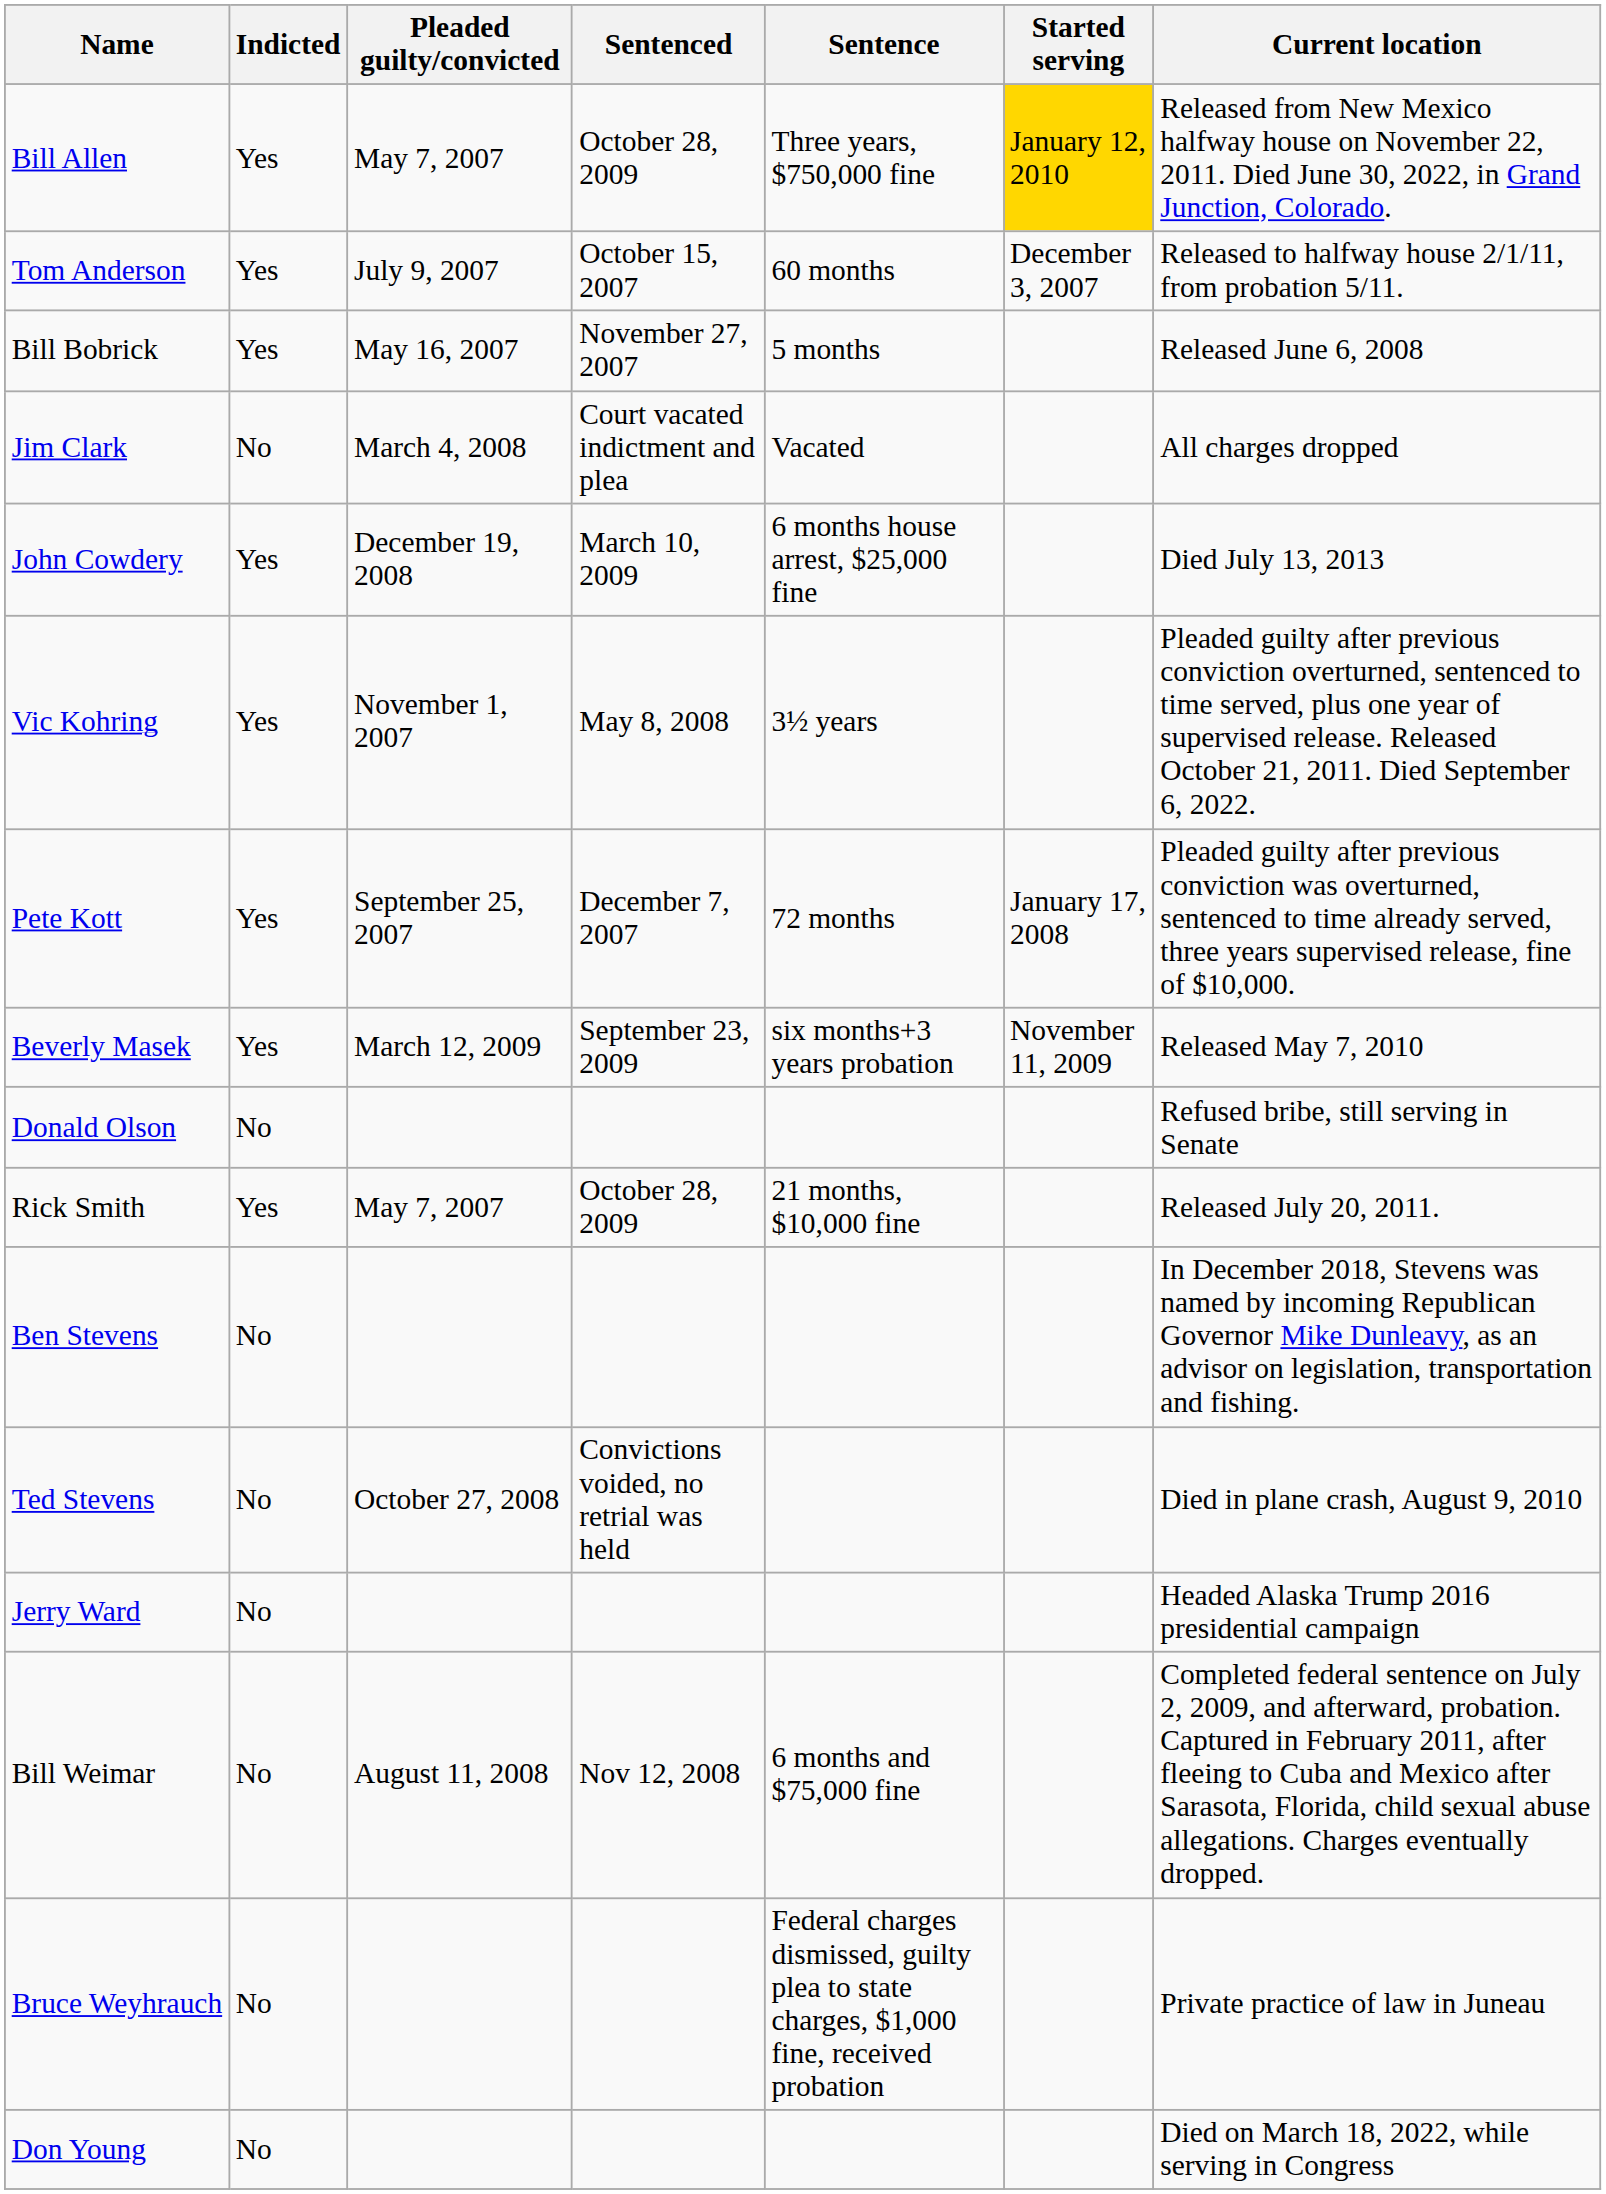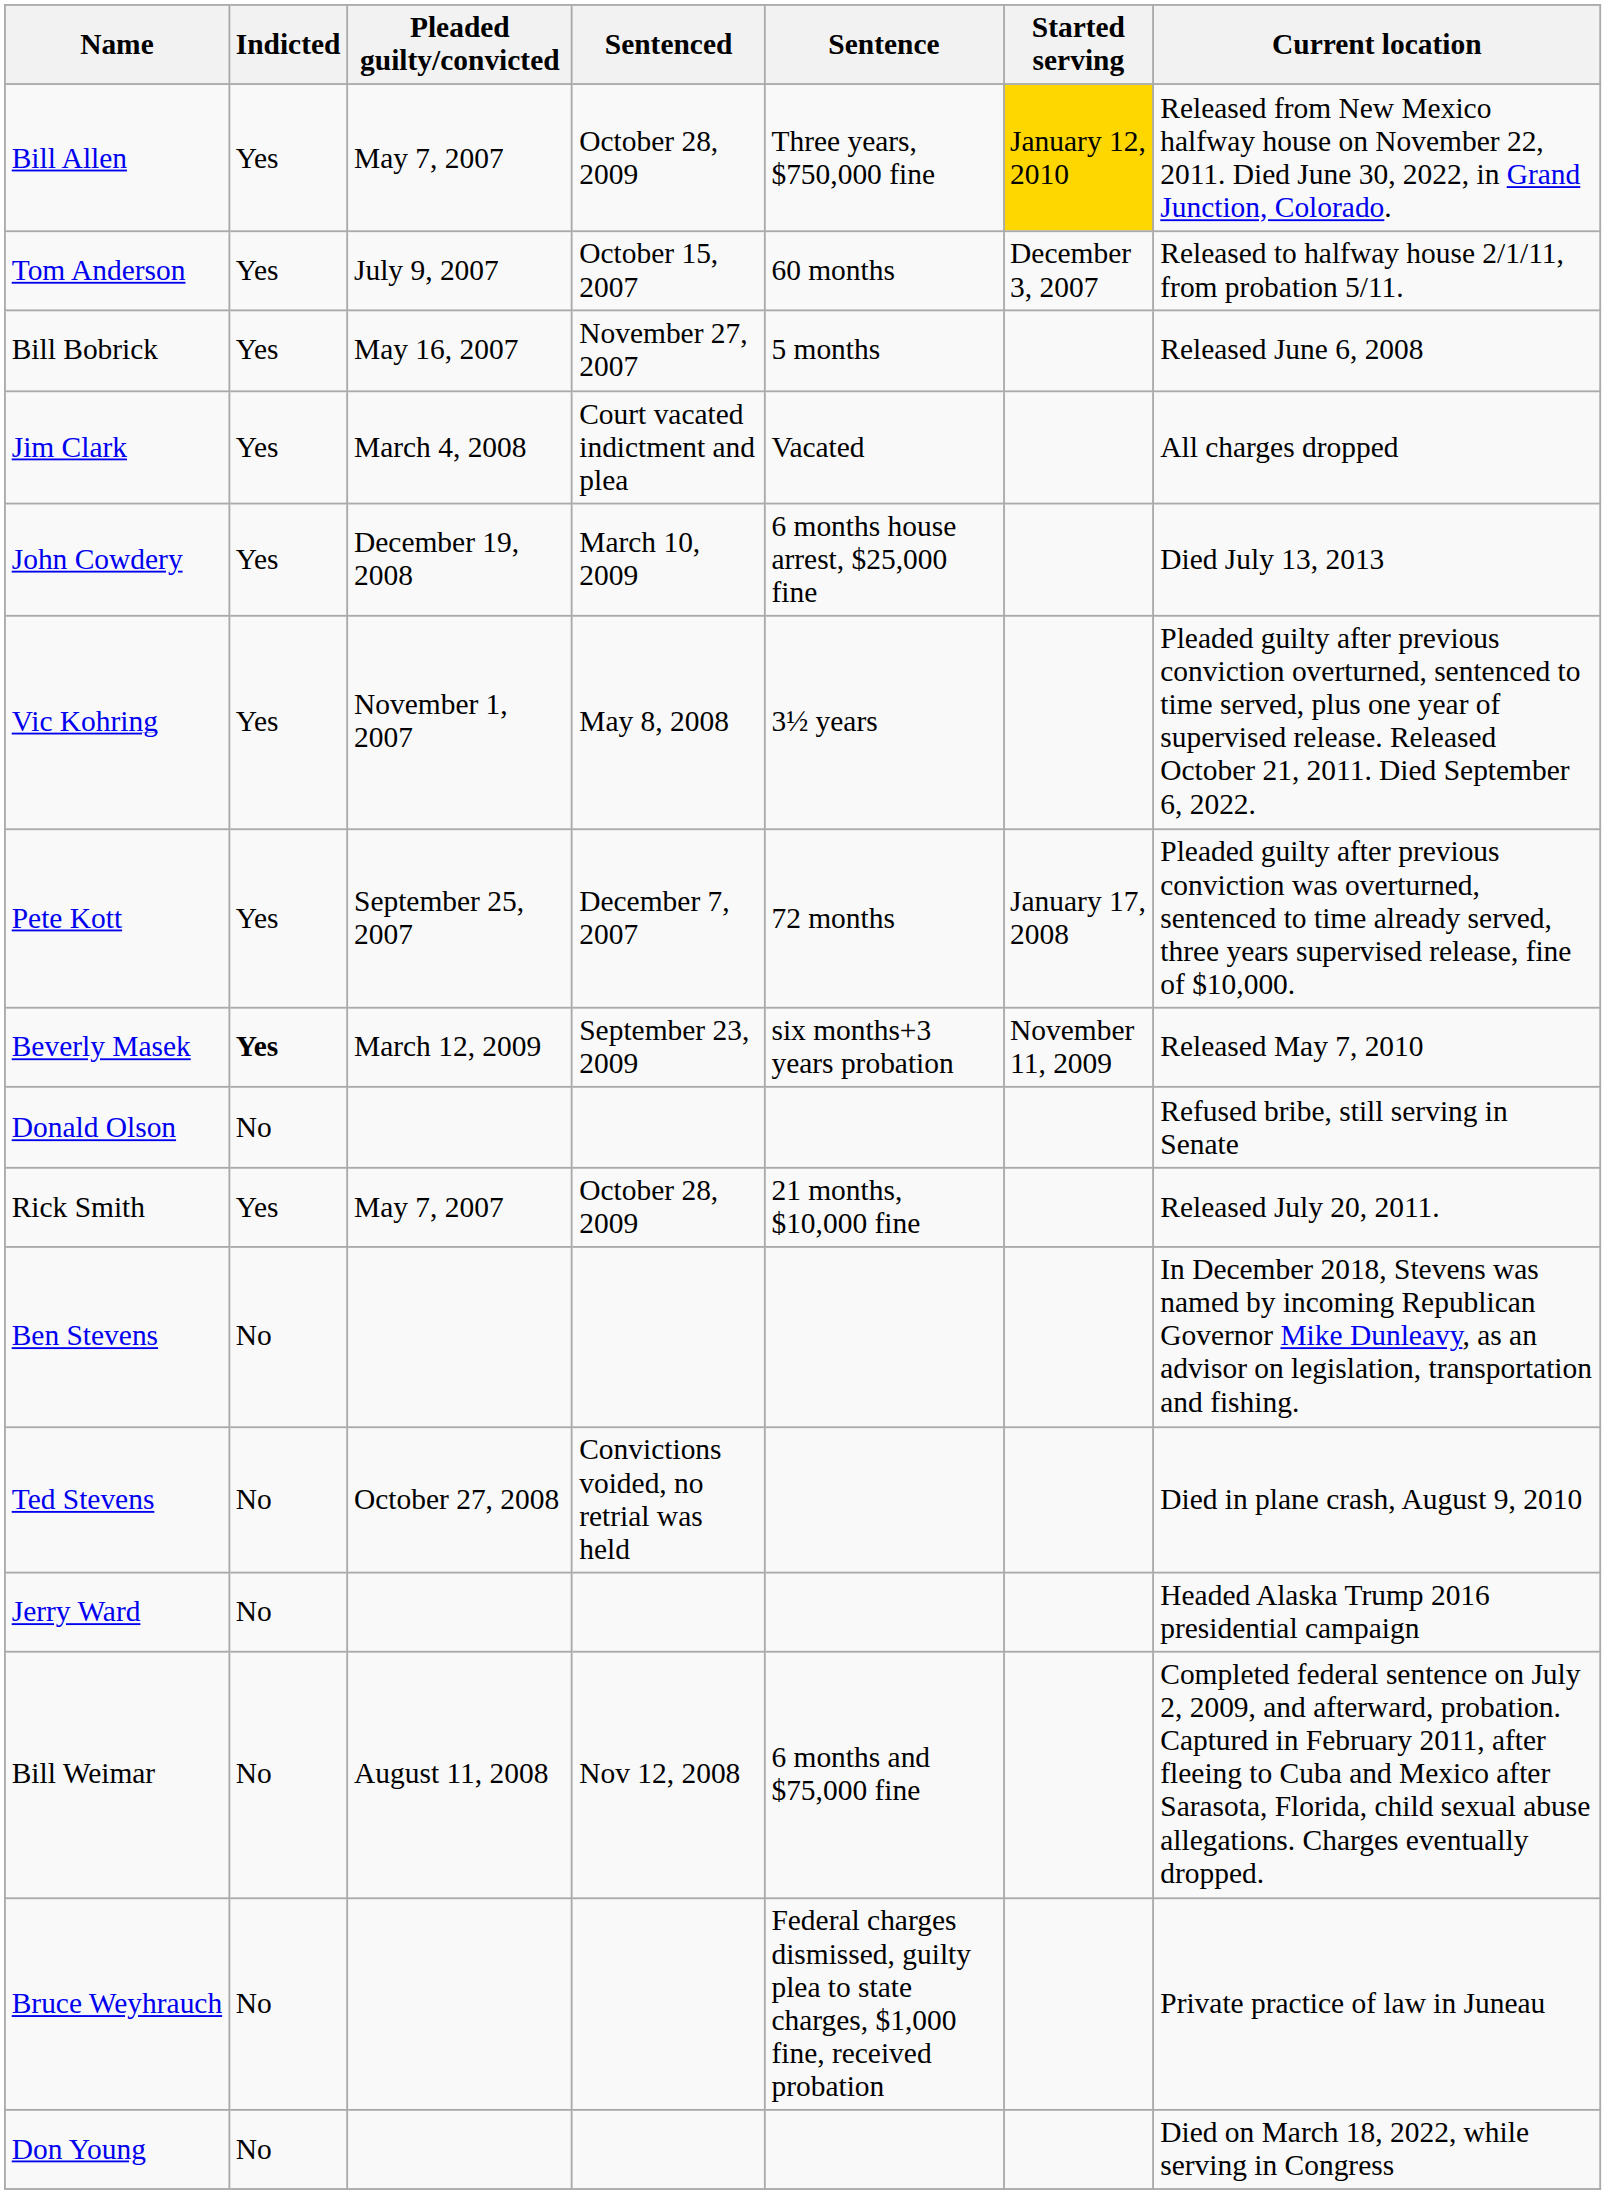(254, 446) No -> (257, 446) Yes
(257, 1047) normal -> (257, 1047) bold
